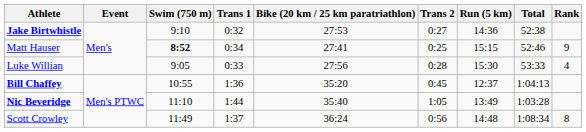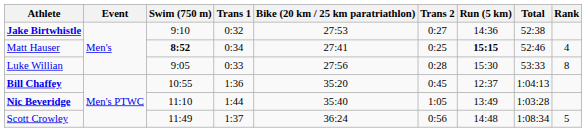(486, 48) normal -> (486, 48) bold
(567, 48) 9 -> (567, 48) 4
(567, 66) 4 -> (567, 66) 8
(567, 119) 8 -> (567, 119) 5
